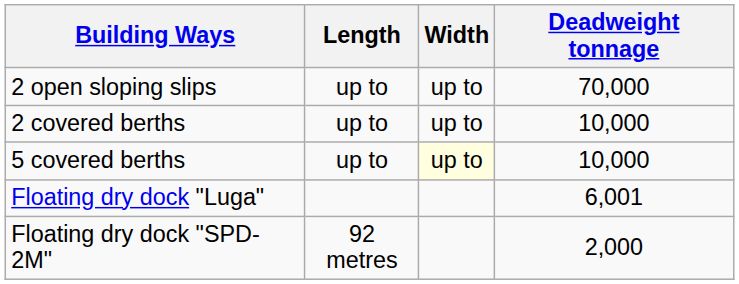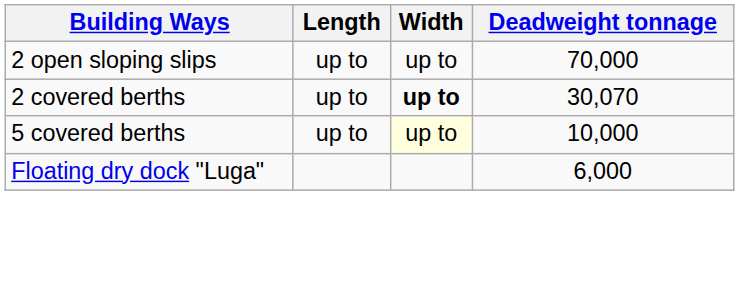(457, 123) normal -> (431, 97) bold
(614, 123) 10,000 -> (603, 97) 30,070
(614, 197) 6,001 -> (603, 171) 6,000
- row: (135, 247)
